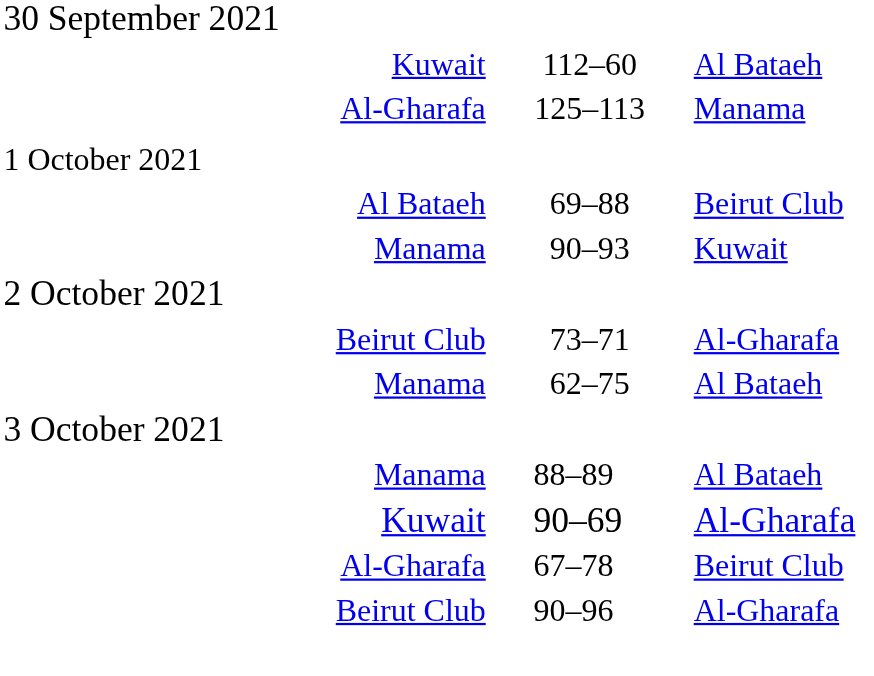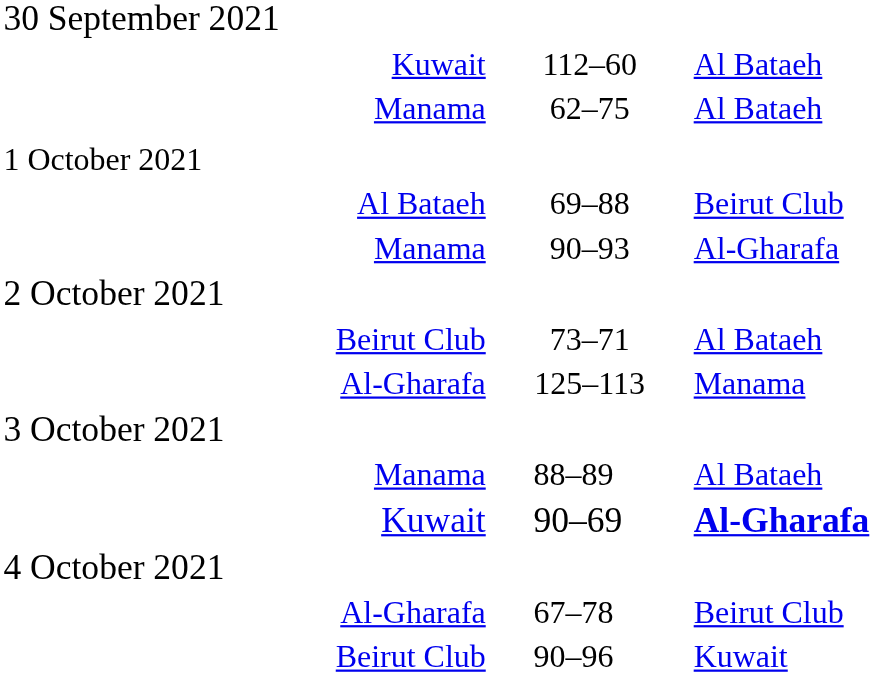rows swapped: (413, 108) <-> (430, 383)
(741, 248) Kuwait -> (766, 248) Al-Gharafa
(766, 339) Al-Gharafa -> (758, 339) Al Bataeh
(775, 520) normal -> (781, 520) bold
+ row: (114, 566)
(766, 610) Al-Gharafa -> (741, 656) Kuwait
